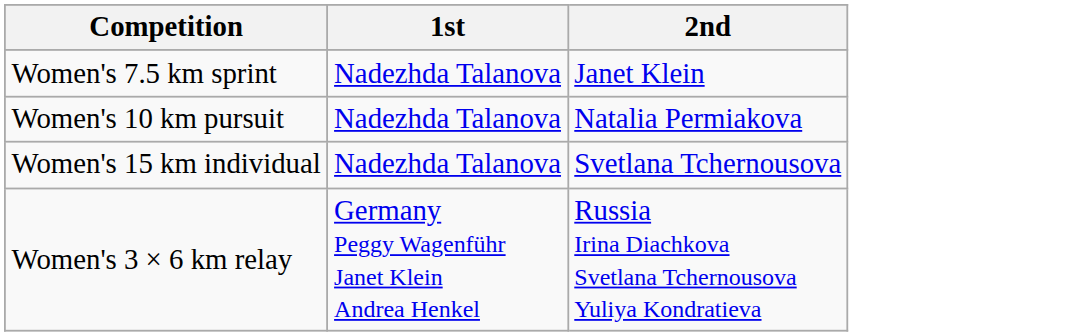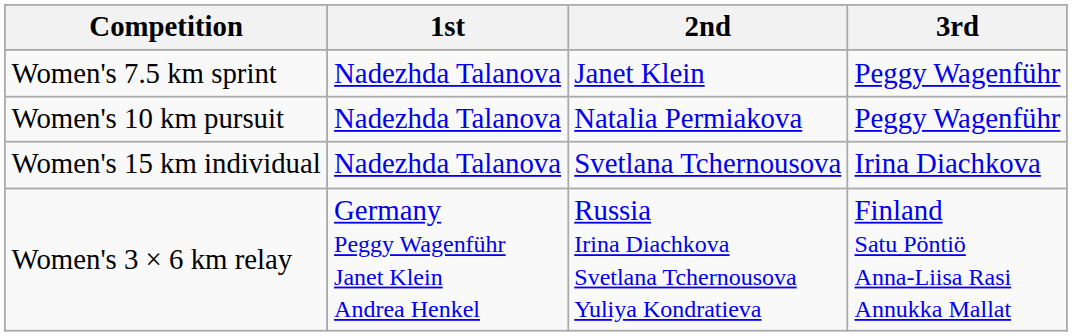+ column: (957, 27)
